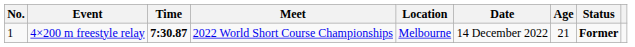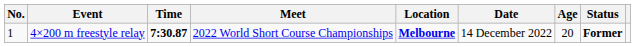(425, 33) normal -> (427, 33) bold
(564, 33) 21 -> (568, 33) 20
